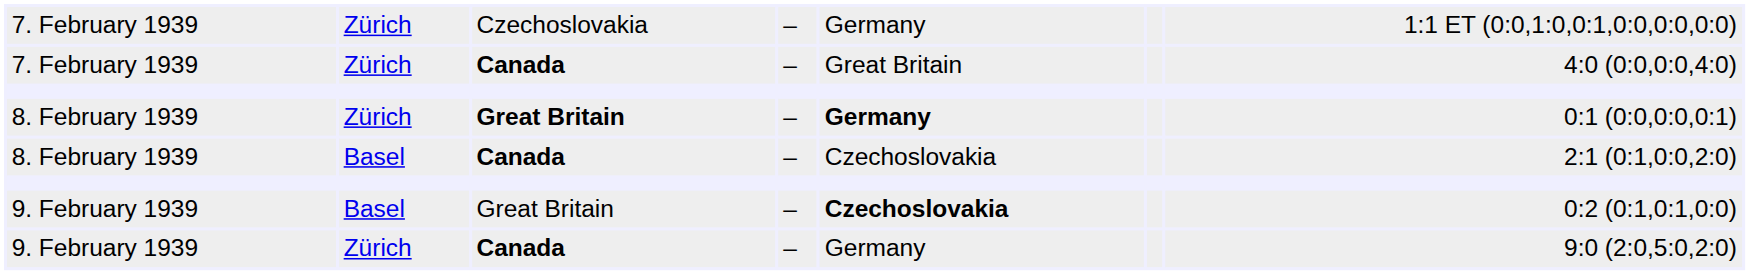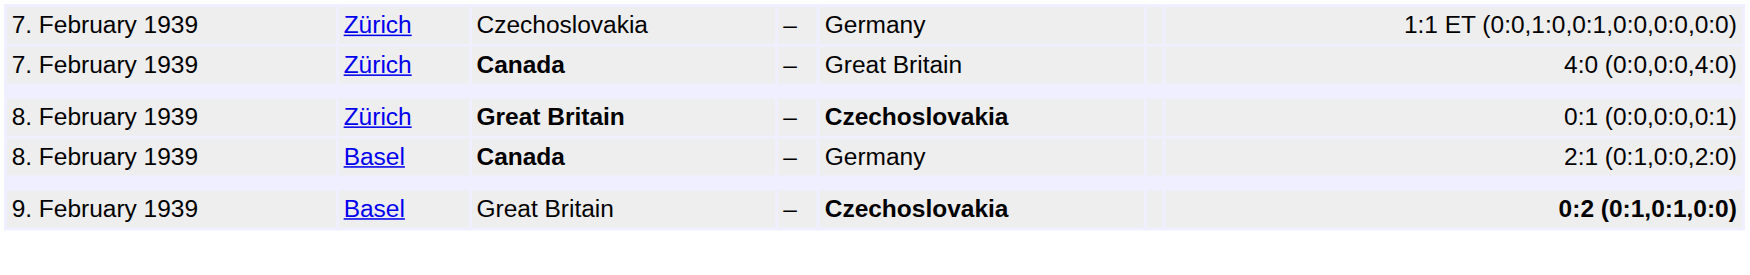(878, 116) Germany -> (917, 116) Czechoslovakia
(910, 156) Czechoslovakia -> (875, 156) Germany
(1650, 208) normal -> (1648, 208) bold
- row: (105, 248)
